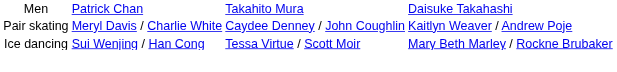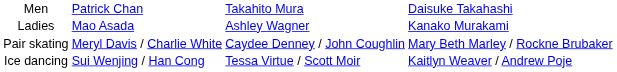+ row: (36, 26)
(490, 26) Kaitlyn Weaver / Andrew Poje -> (510, 43) Mary Beth Marley / Rockne Brubaker
(510, 43) Mary Beth Marley / Rockne Brubaker -> (490, 60) Kaitlyn Weaver / Andrew Poje
